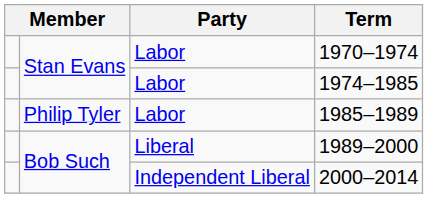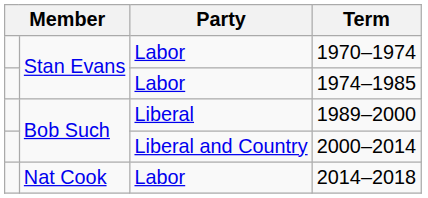- row: (369, 114)
(222, 177) Independent Liberal -> (221, 146) Liberal and Country
+ row: (366, 177)
